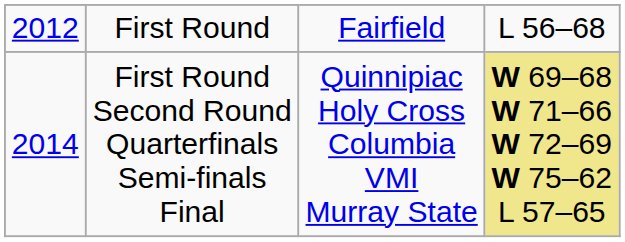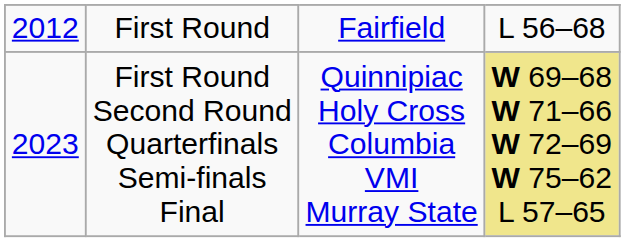(45, 143) 2014 -> (45, 143) 2023
